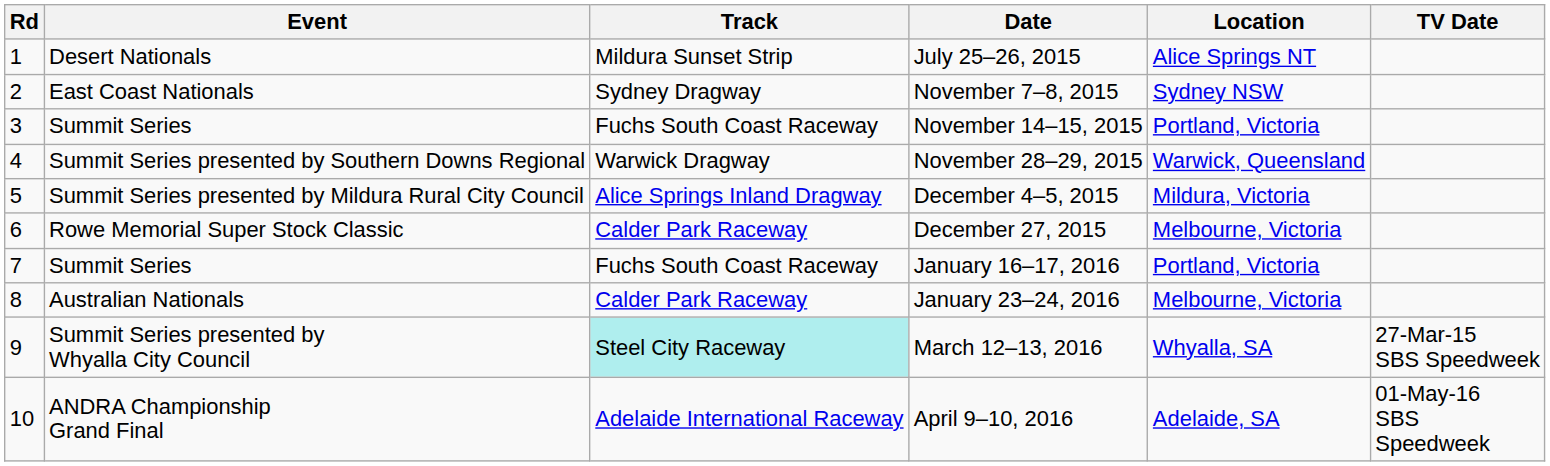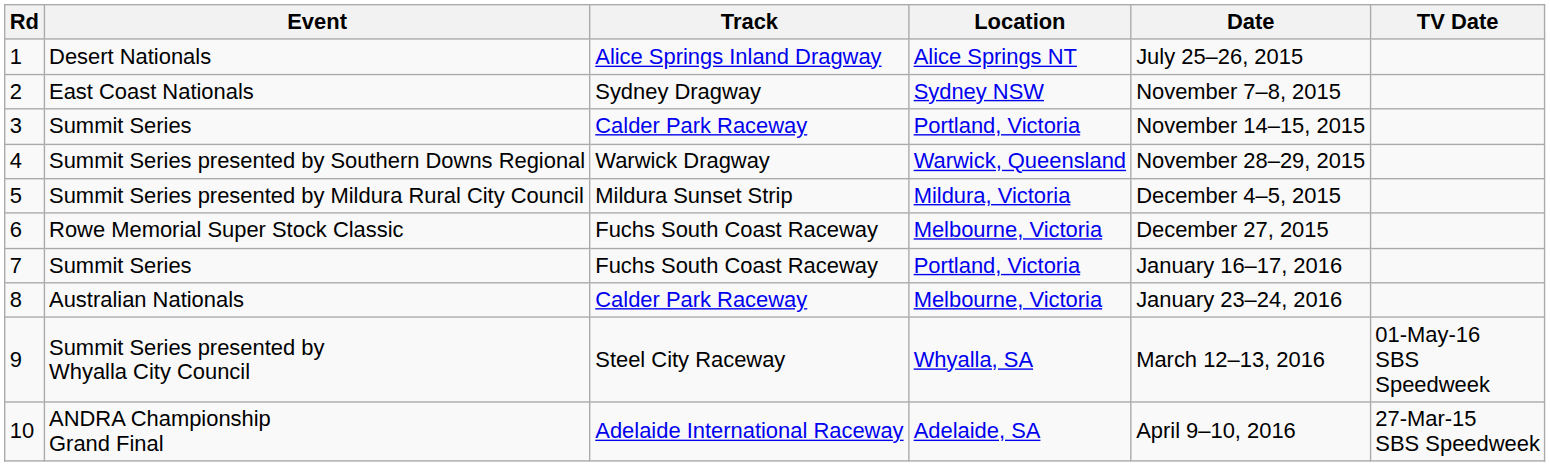columns swapped: (1259, 21) <-> (1028, 21)
(694, 56) Mildura Sunset Strip -> (738, 56) Alice Springs Inland Dragway
(737, 126) Fuchs South Coast Raceway -> (701, 126) Calder Park Raceway
(738, 195) Alice Springs Inland Dragway -> (694, 195) Mildura Sunset Strip
(701, 230) Calder Park Raceway -> (737, 230) Fuchs South Coast Raceway
(690, 347) paleturquoise background -> (690, 359) no background
(1458, 347) 27-Mar-15 SBS Speedweek -> (1433, 359) 01-May-16 SBS Speedweek
(1433, 418) 01-May-16 SBS Speedweek -> (1458, 431) 27-Mar-15 SBS Speedweek
